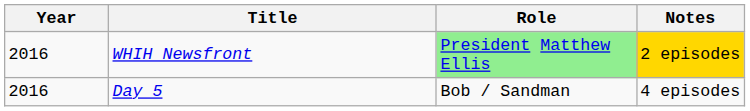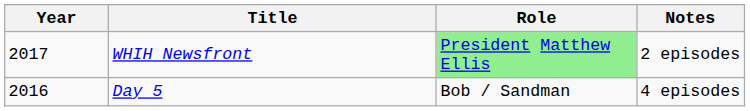(29, 55) 2016 -> (29, 55) 2017
(690, 55) gold background -> (690, 55) no background
